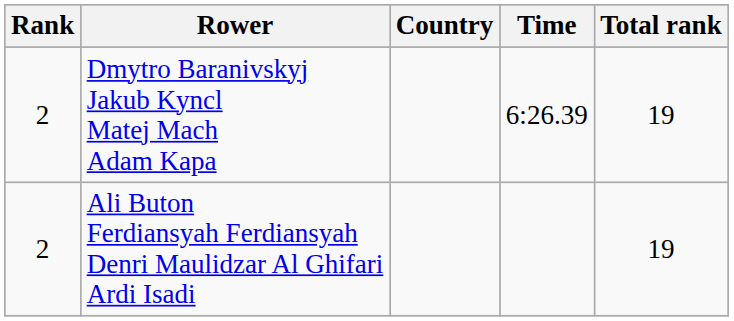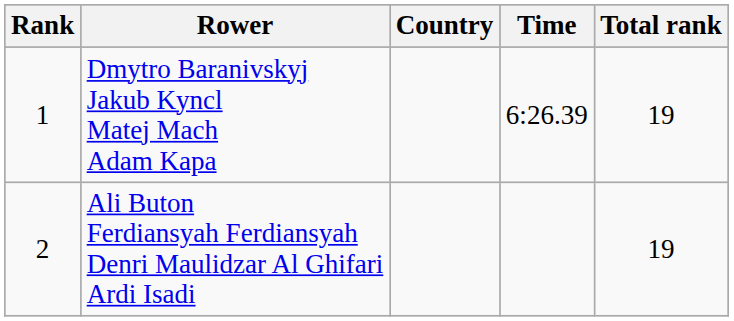(43, 114) 2 -> (43, 114) 1
